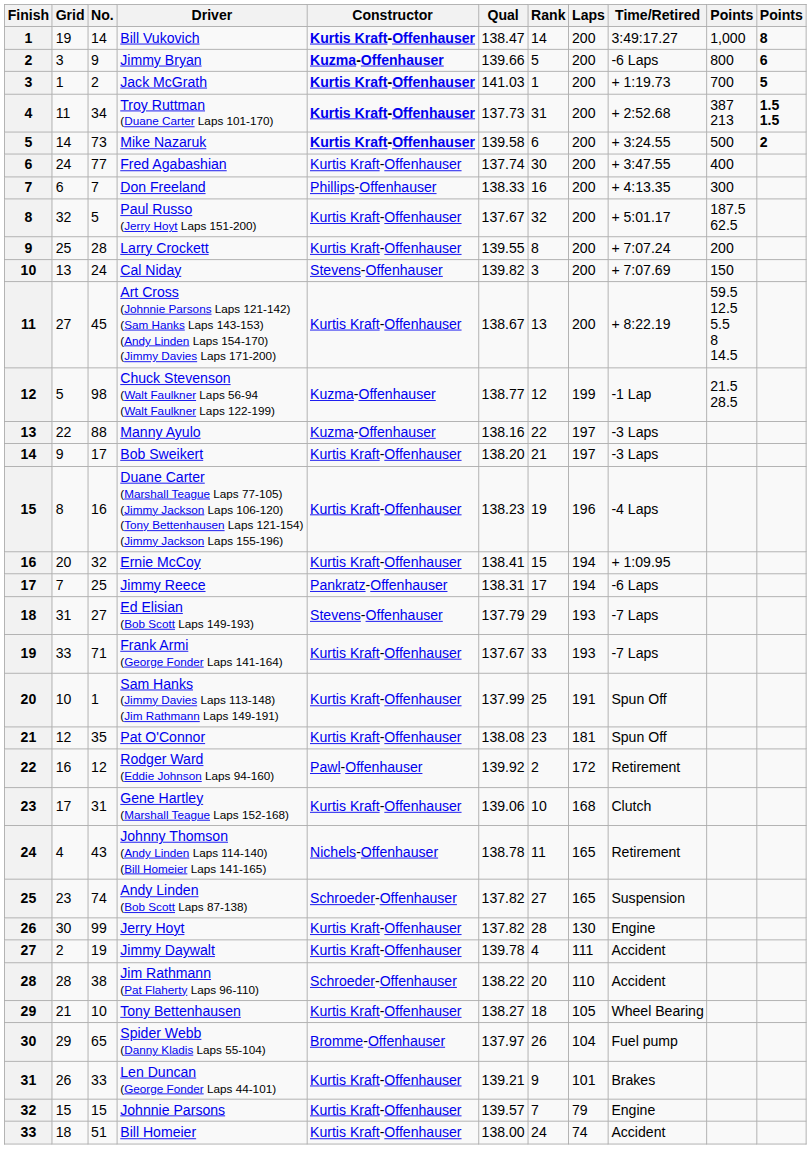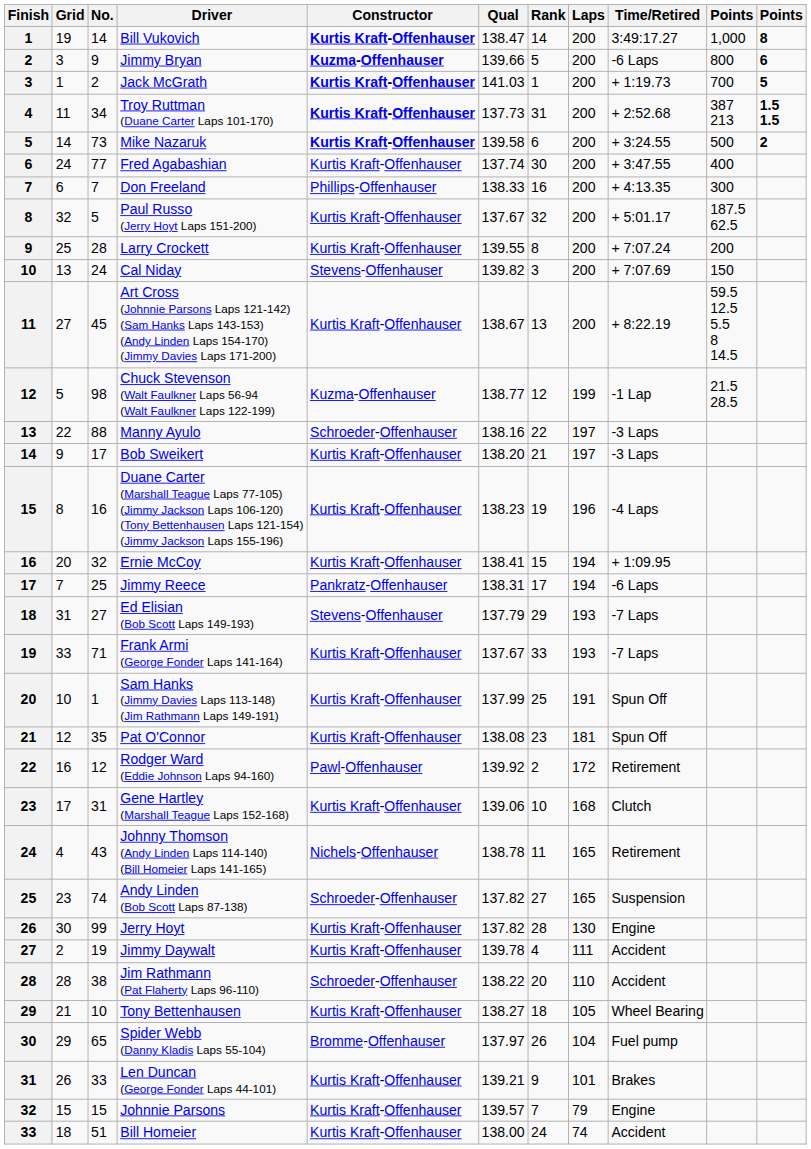(373, 432) Kuzma-Offenhauser -> (383, 432) Schroeder-Offenhauser
